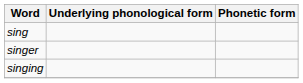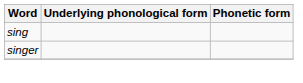- row: (25, 68)
